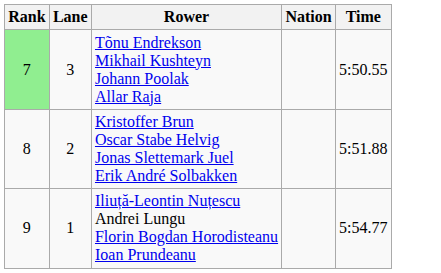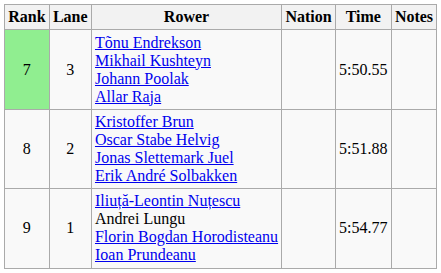+ column: (414, 17)
